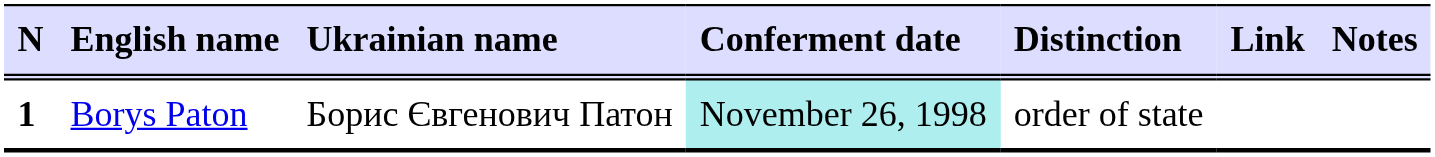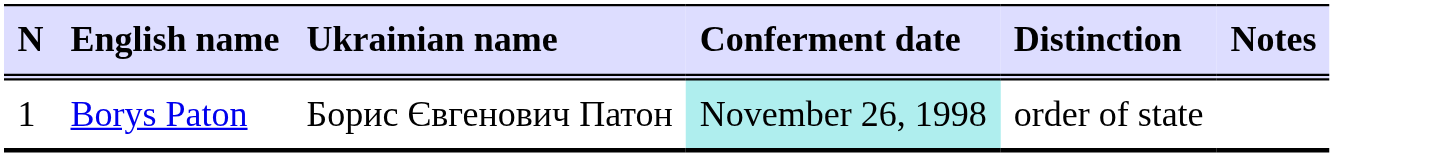- column: (1268, 39)
(26, 113) bold -> (26, 113) normal
